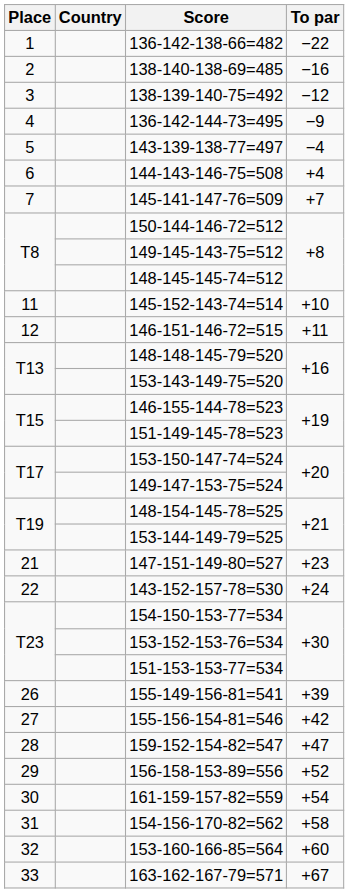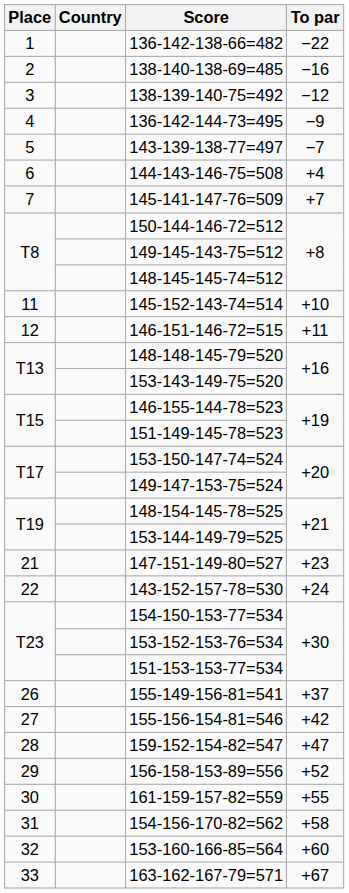(315, 148) −4 -> (315, 148) −7
(315, 693) +39 -> (315, 693) +37
(315, 797) +54 -> (315, 797) +55
